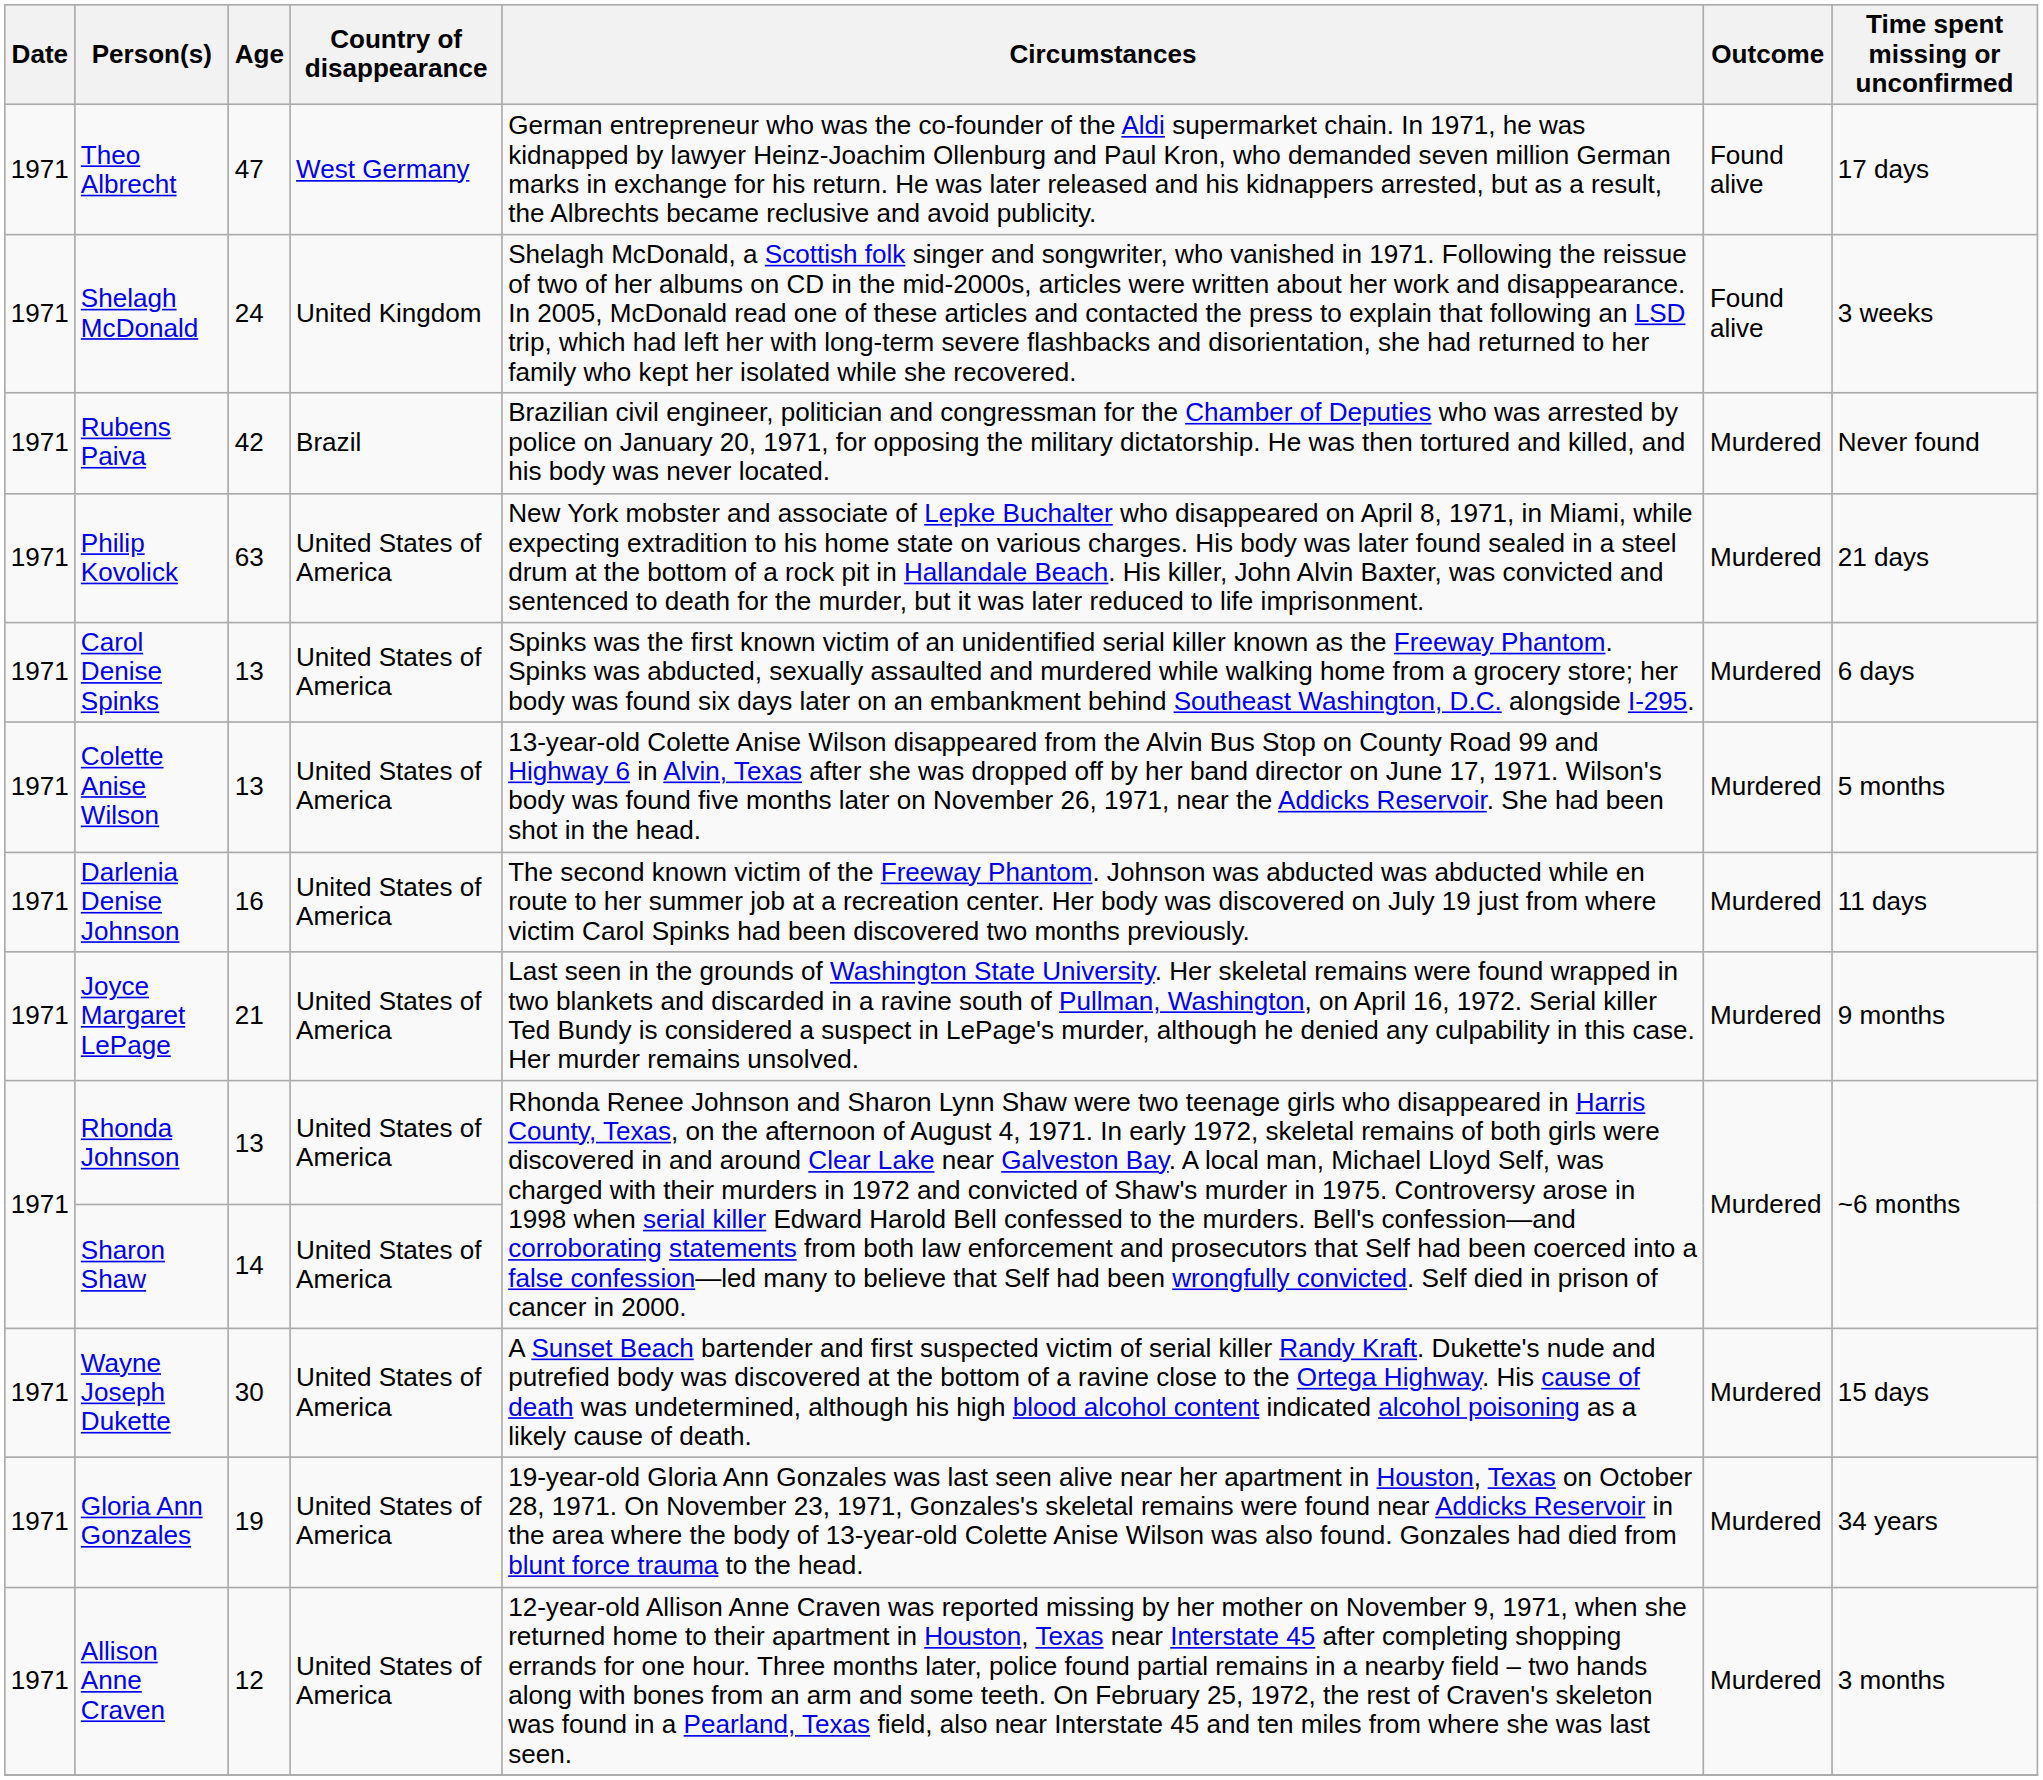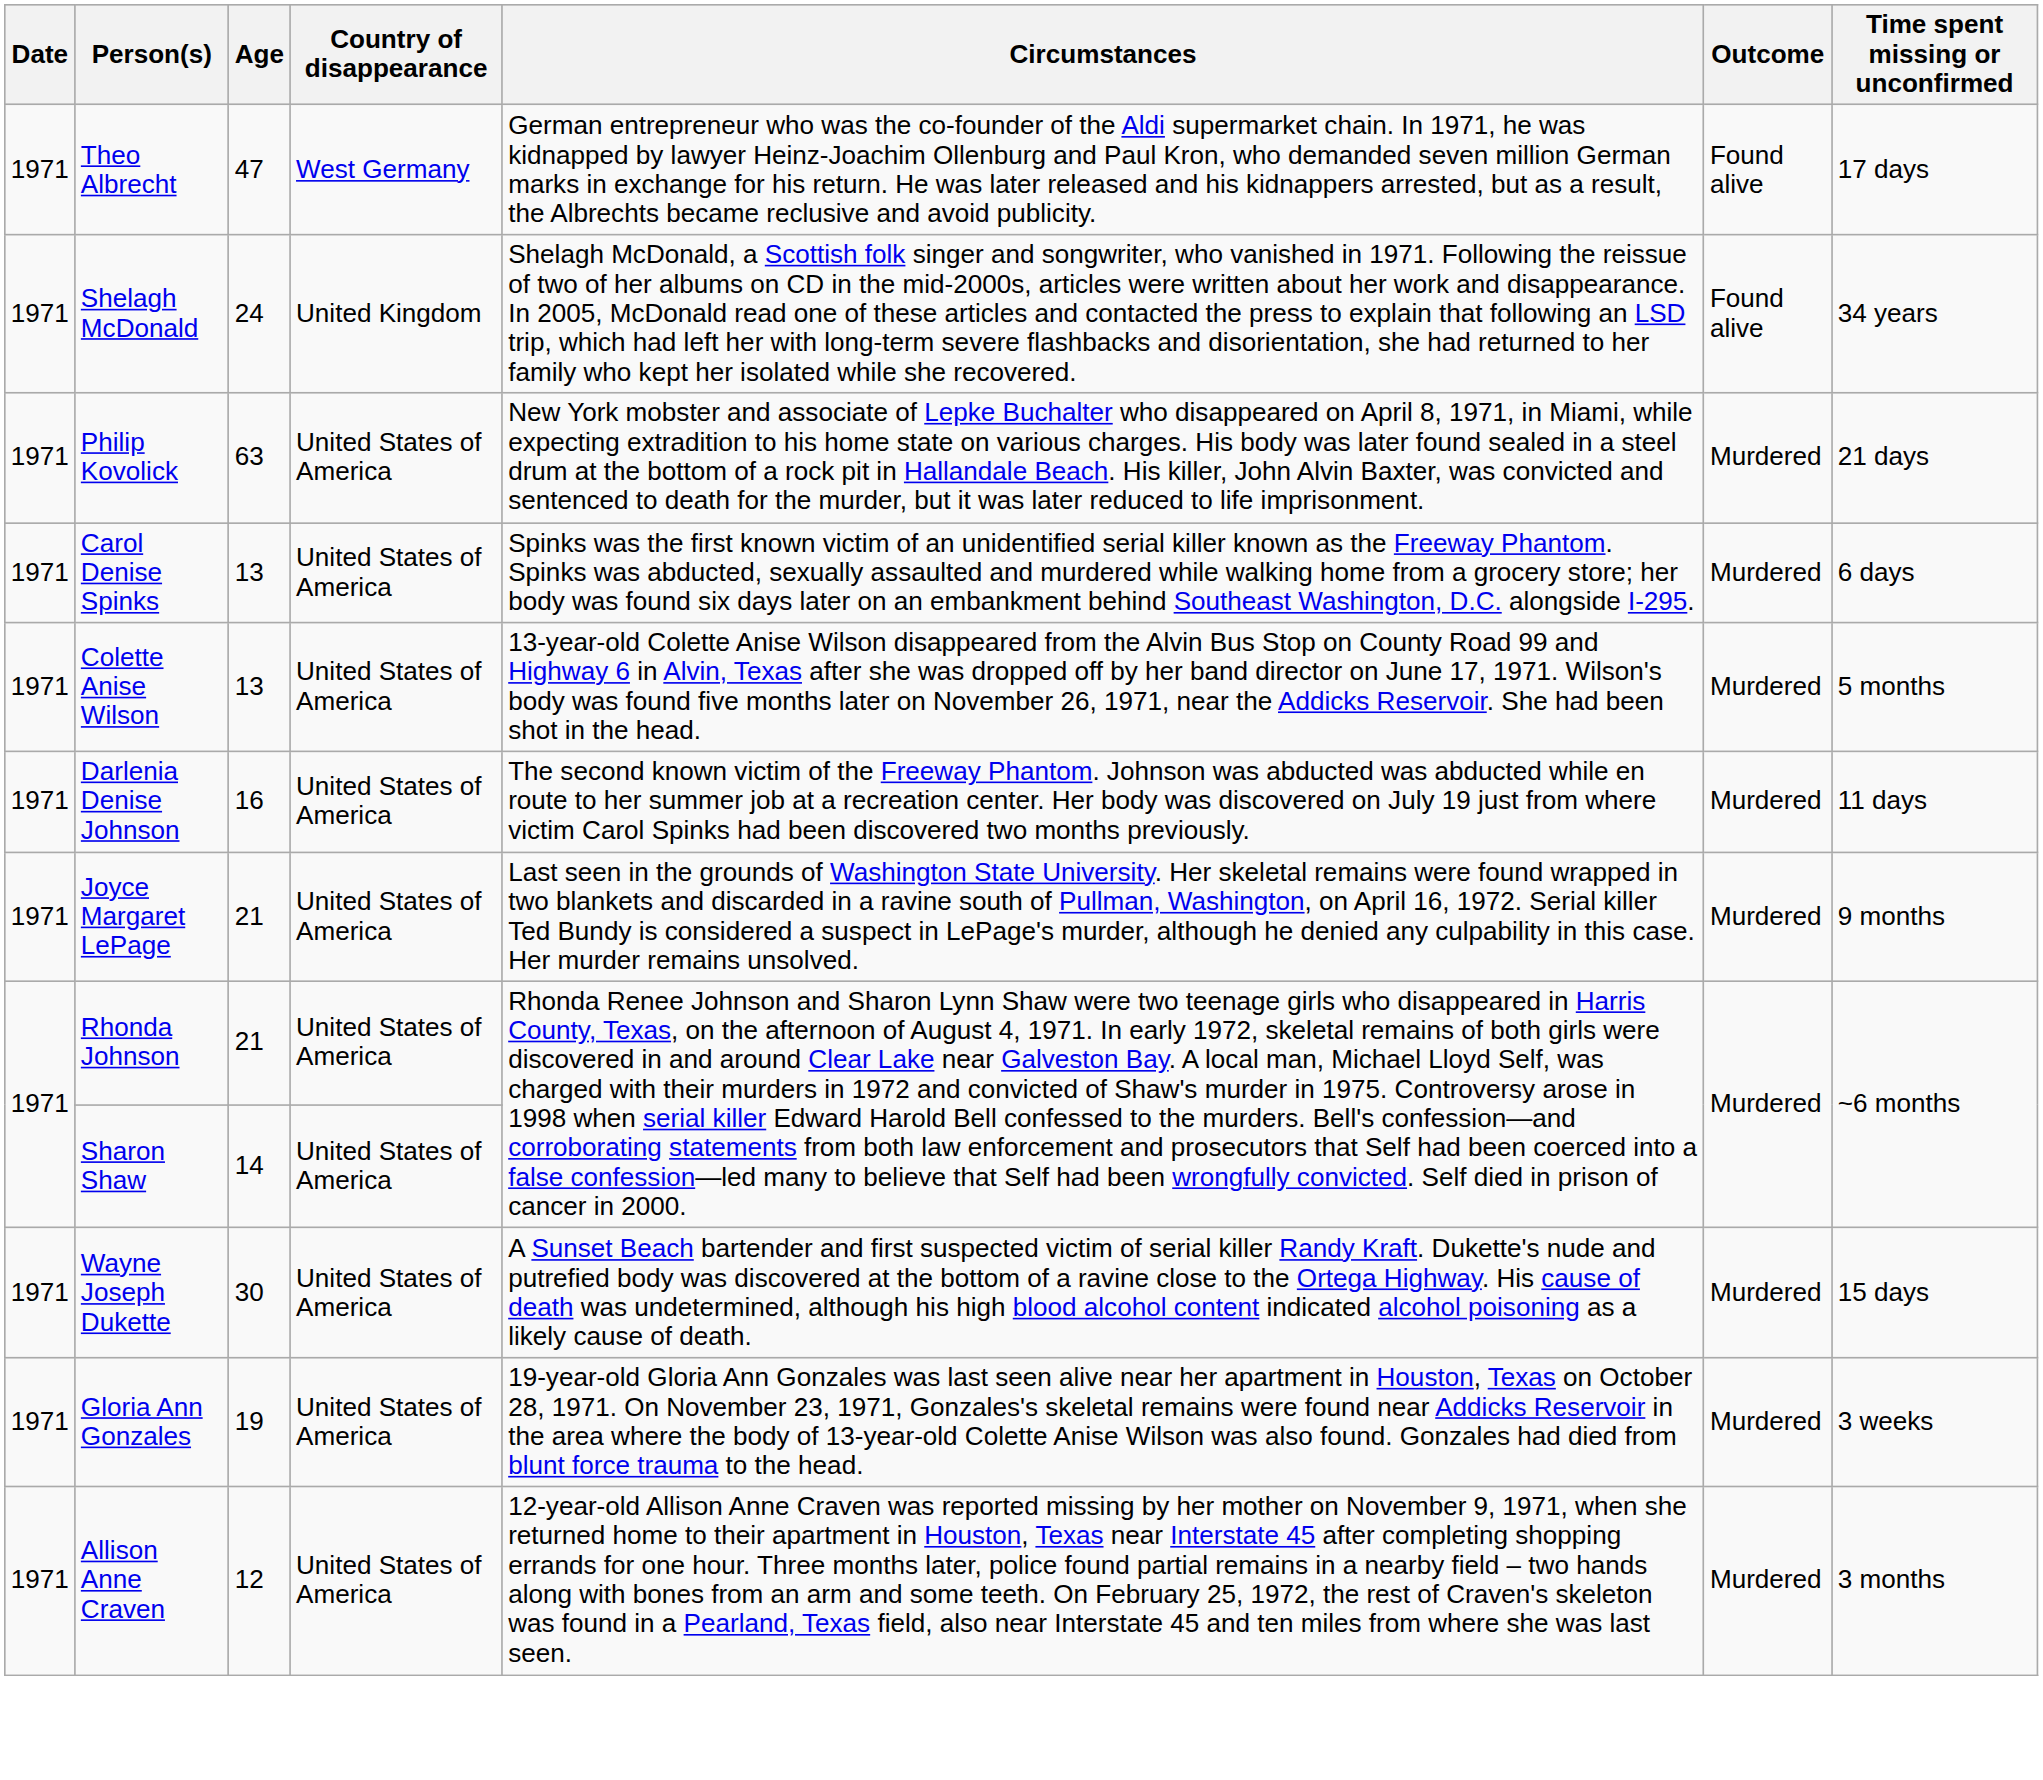(1886, 313) 3 weeks -> (1888, 313) 34 years
- row: (126, 442)
(249, 1142) 13 -> (249, 1042) 21
(1888, 1521) 34 years -> (1886, 1421) 3 weeks
